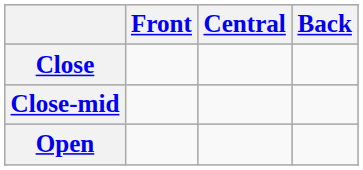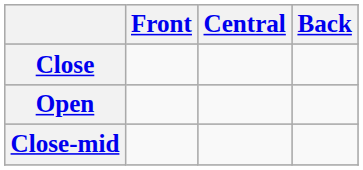rows swapped: (65, 104) <-> (65, 143)
